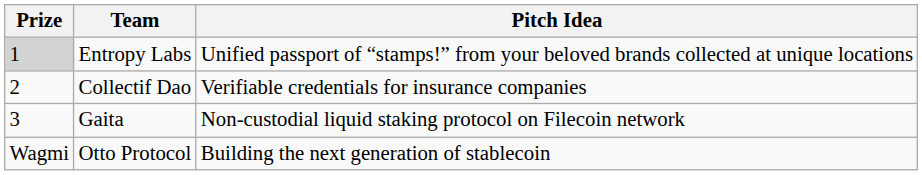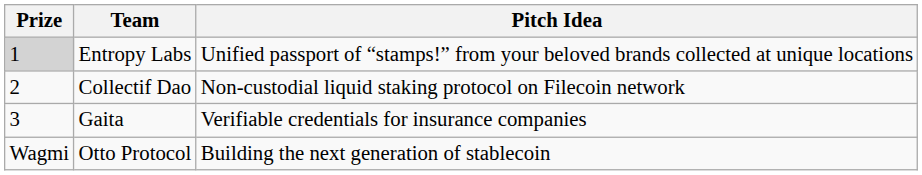(394, 86) Verifiable credentials for insurance companies -> (443, 86) Non-custodial liquid staking protocol on Filecoin network
(443, 119) Non-custodial liquid staking protocol on Filecoin network -> (394, 119) Verifiable credentials for insurance companies
